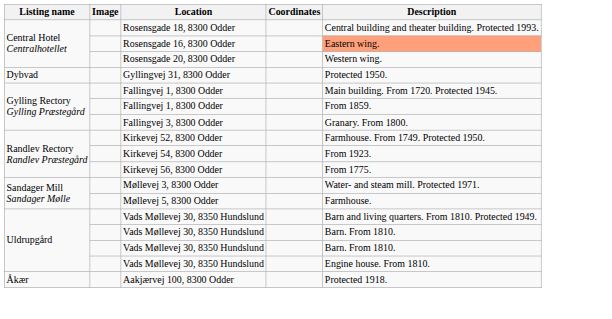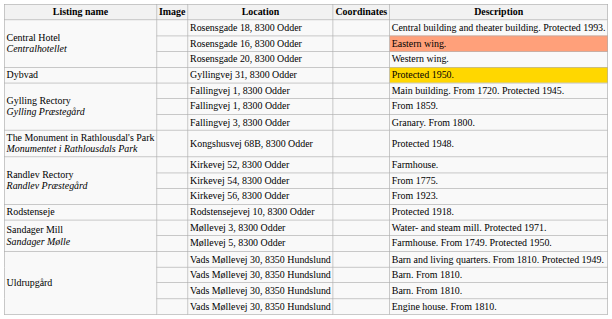(356, 75) no background -> (423, 75) gold background
+ row: (81, 143)
(405, 138) Farmhouse. From 1749. Protected 1950. -> (415, 165) Farmhouse.
(348, 153) From 1923. -> (415, 180) From 1775.
(348, 169) From 1775. -> (415, 196) From 1923.
+ row: (31, 212)
(348, 201) Farmhouse. -> (472, 243) Farmhouse. From 1749. Protected 1950.
- row: (18, 279)
